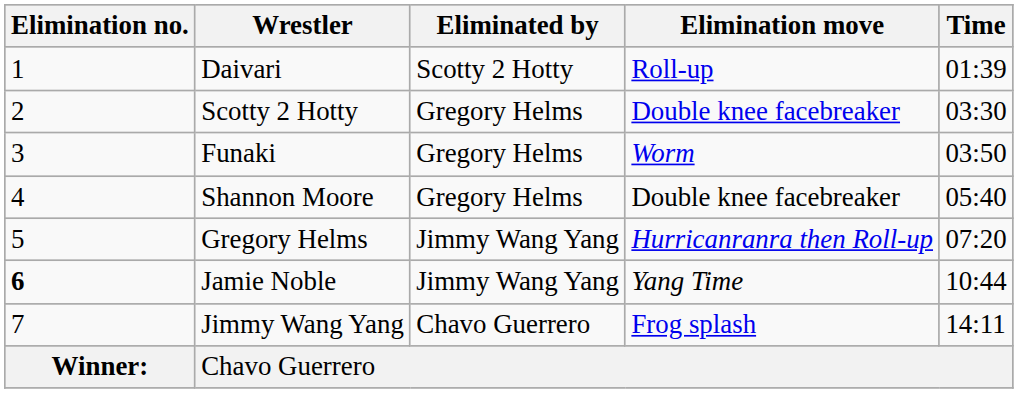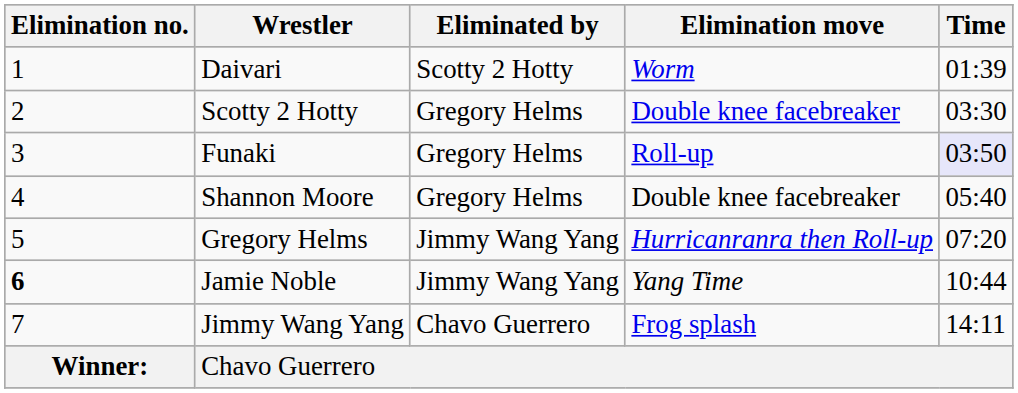(672, 68) Roll-up -> (663, 68) Worm
(663, 153) Worm -> (672, 153) Roll-up
(976, 153) no background -> (976, 153) lavender background
